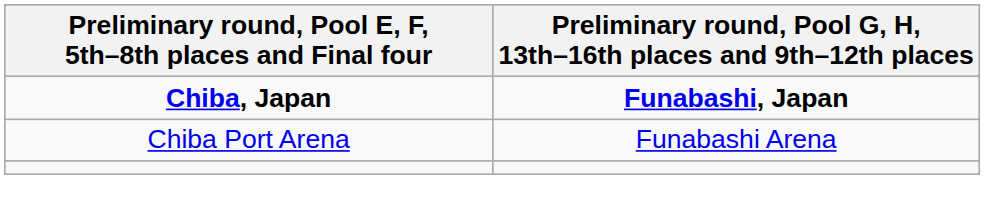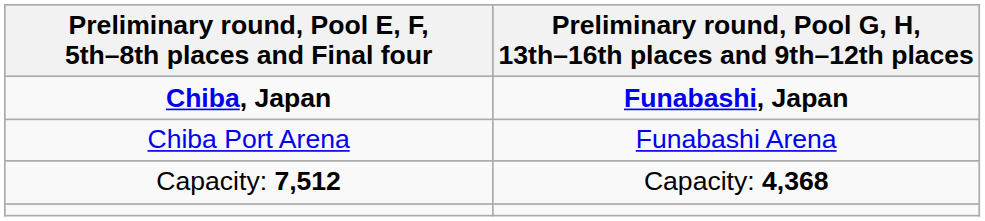+ row: (249, 181)
